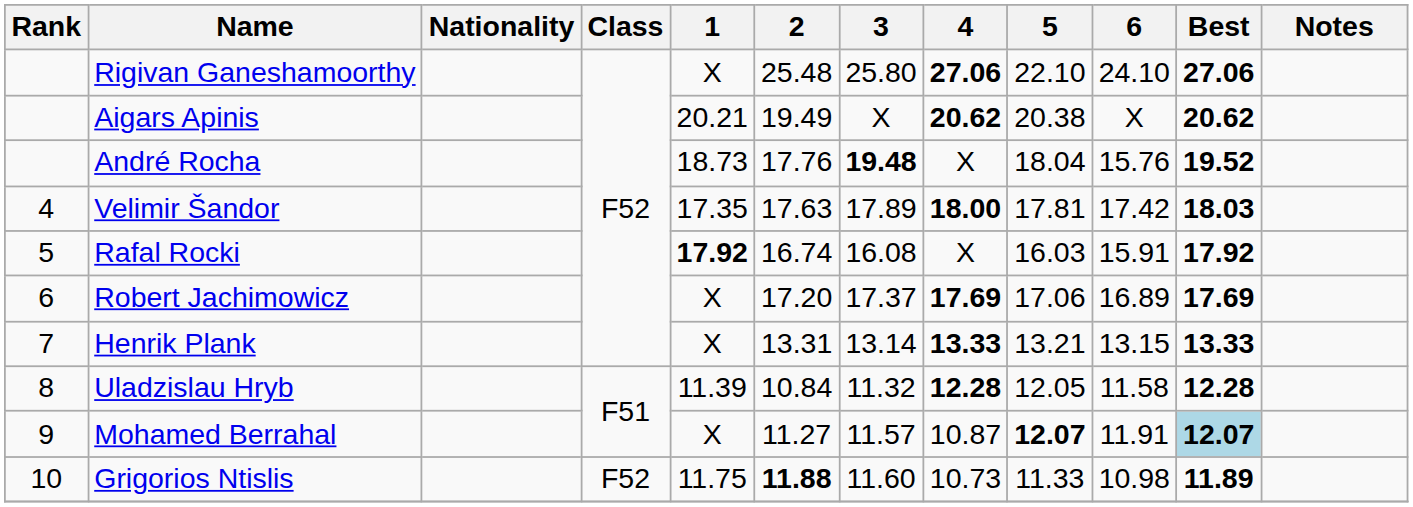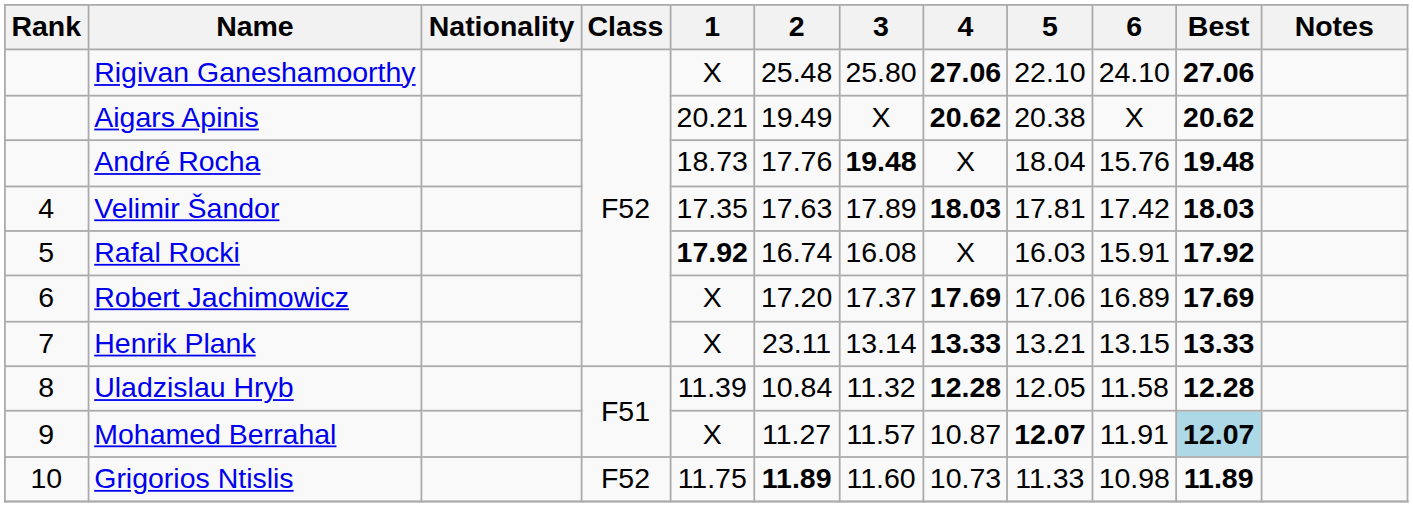(1219, 162) 19.52 -> (1219, 162) 19.48
(965, 207) 18.00 -> (965, 207) 18.03
(797, 343) 13.31 -> (797, 343) 23.11
(797, 478) 11.88 -> (797, 478) 11.89
